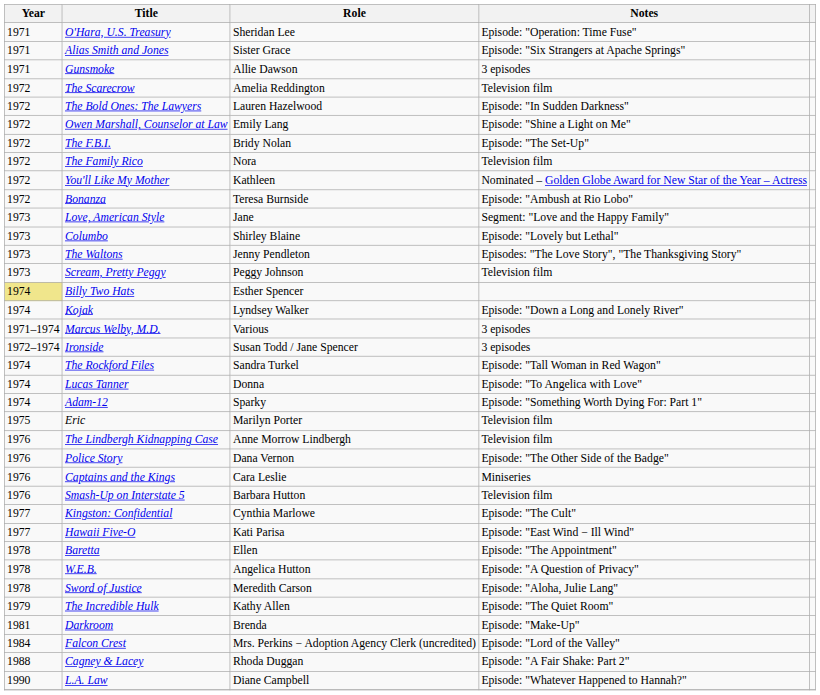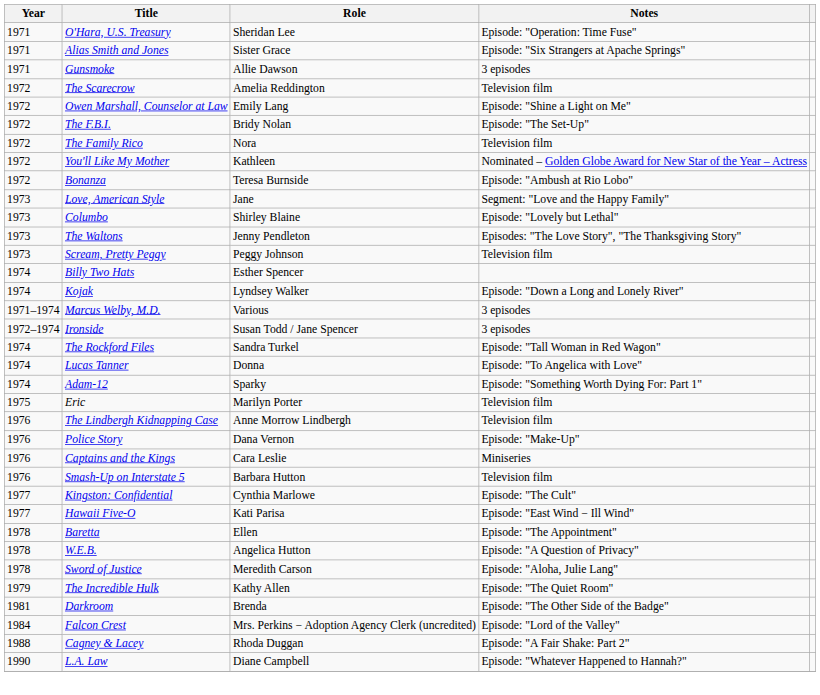- row: (133, 106)
(19, 291) khaki background -> (19, 273) no background
(575, 458) Episode: "The Other Side of the Badge" -> (530, 439) Episode: "Make-Up"
(530, 625) Episode: "Make-Up" -> (575, 606) Episode: "The Other Side of the Badge"
